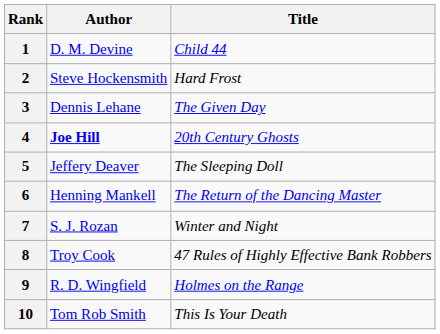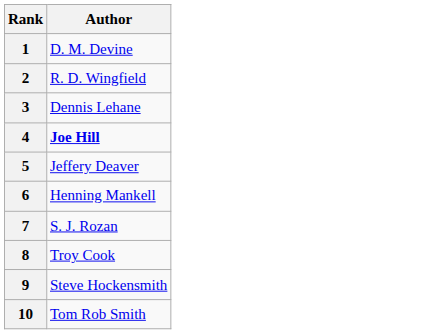- column: (303, 19)
(109, 78) Steve Hockensmith -> (98, 78) R. D. Wingfield
(98, 284) R. D. Wingfield -> (109, 284) Steve Hockensmith
